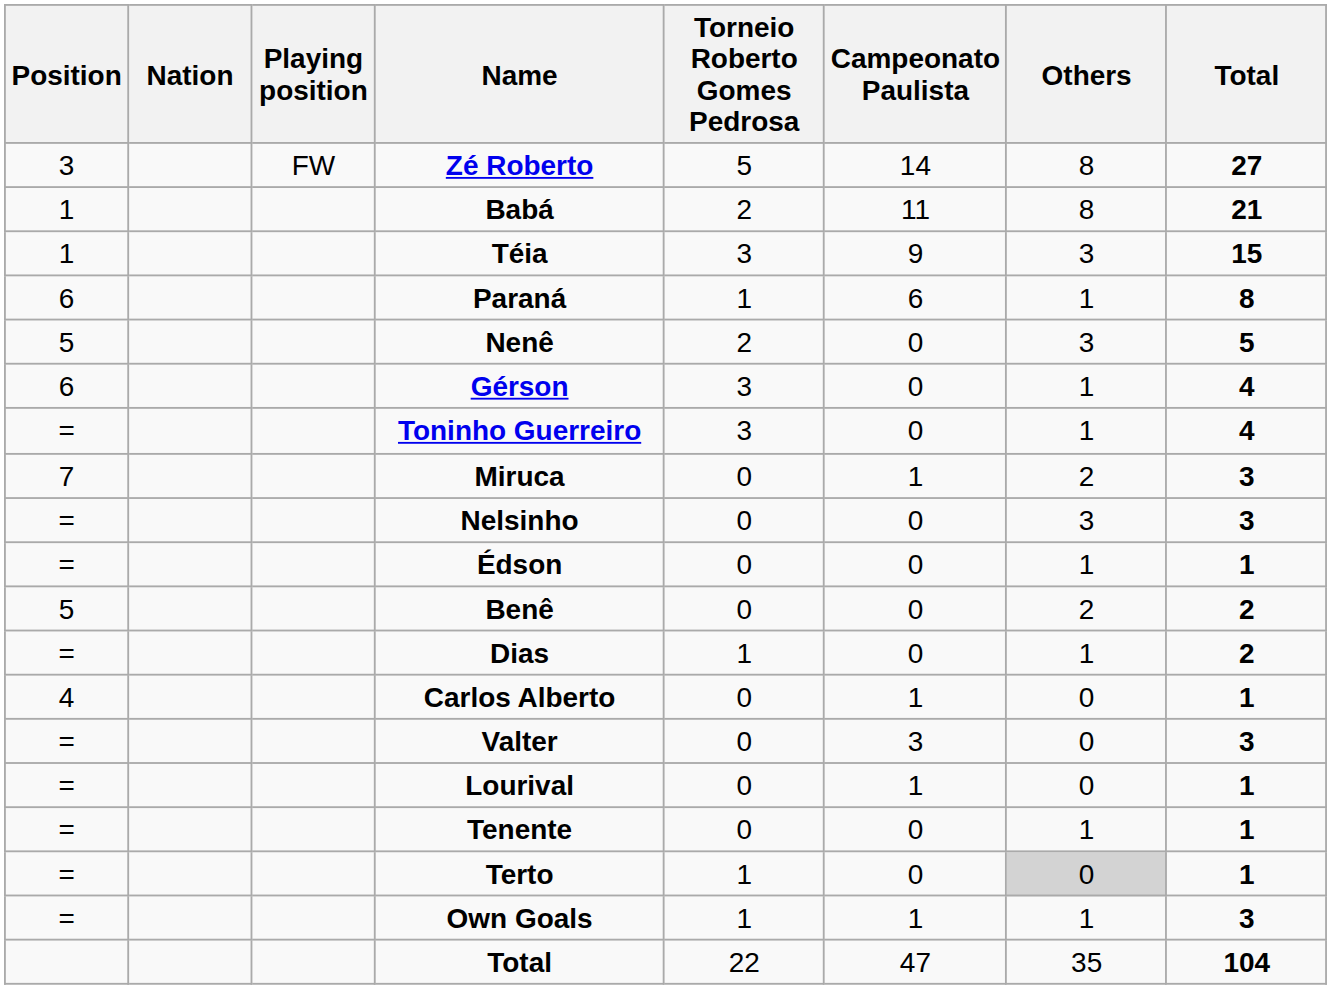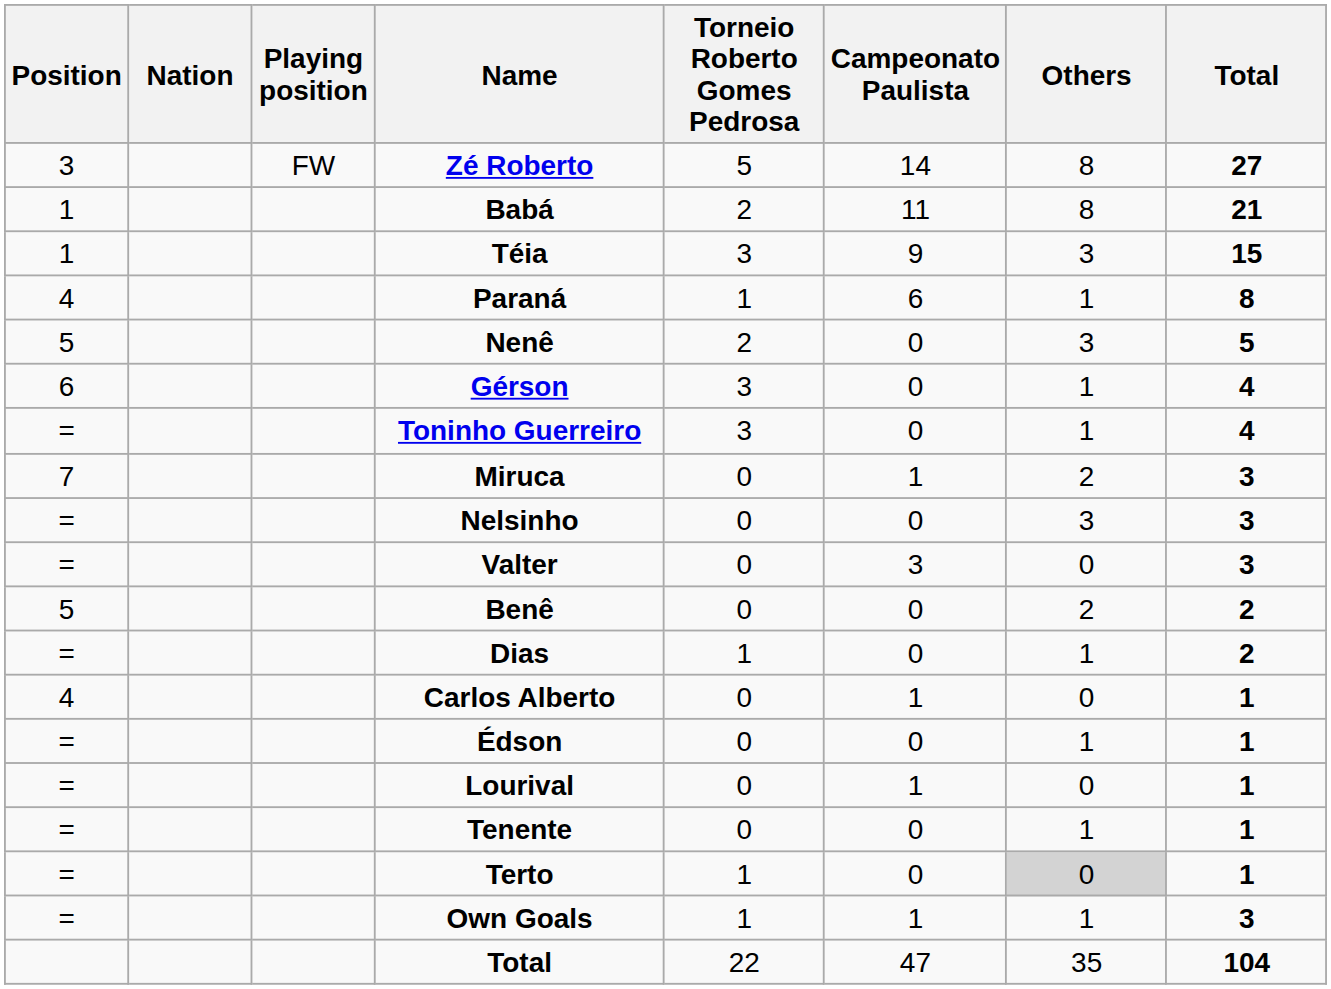(67, 298) 6 -> (67, 298) 4
rows swapped: (520, 741) <-> (520, 564)
